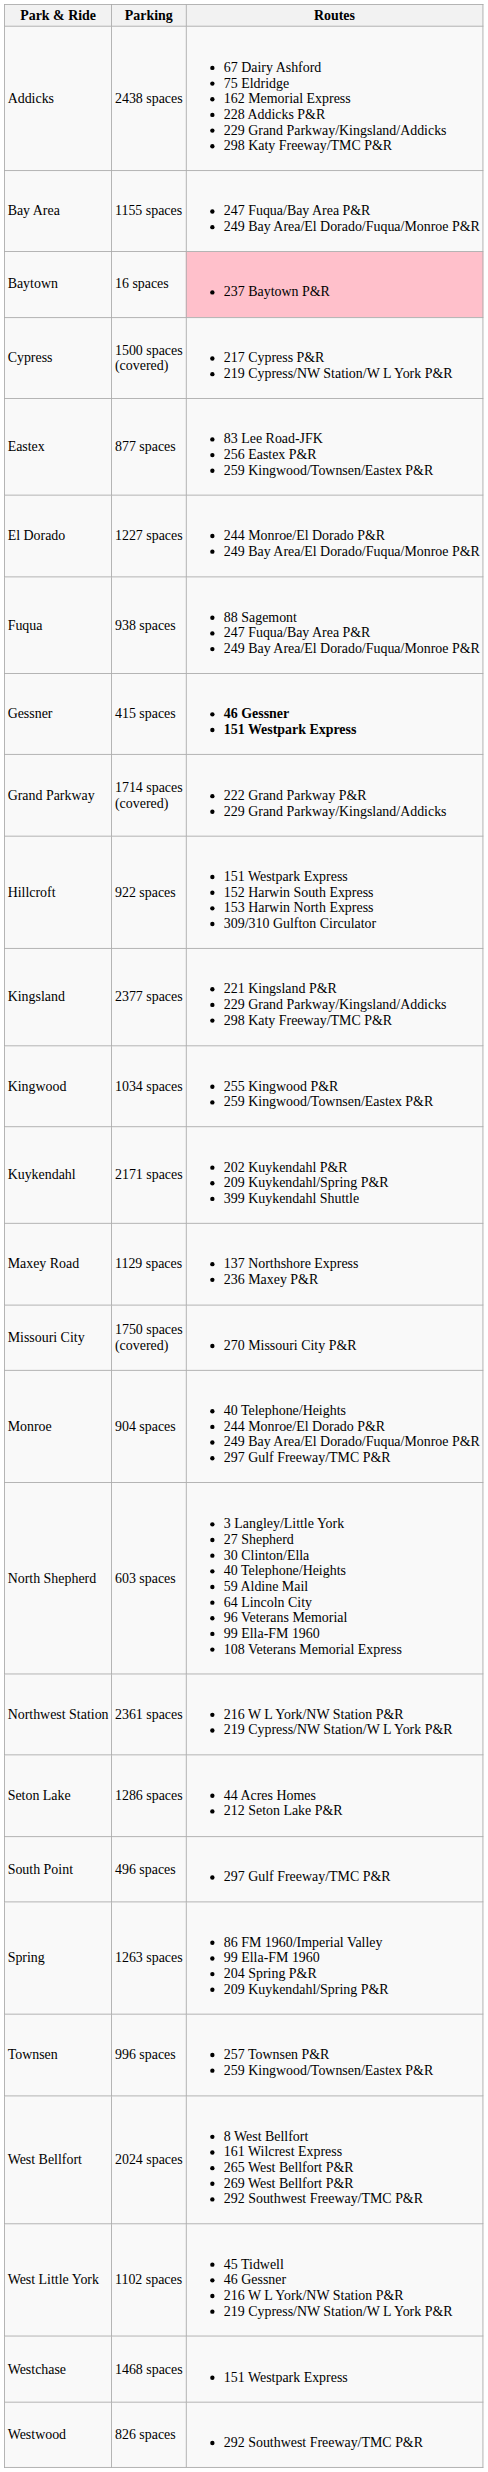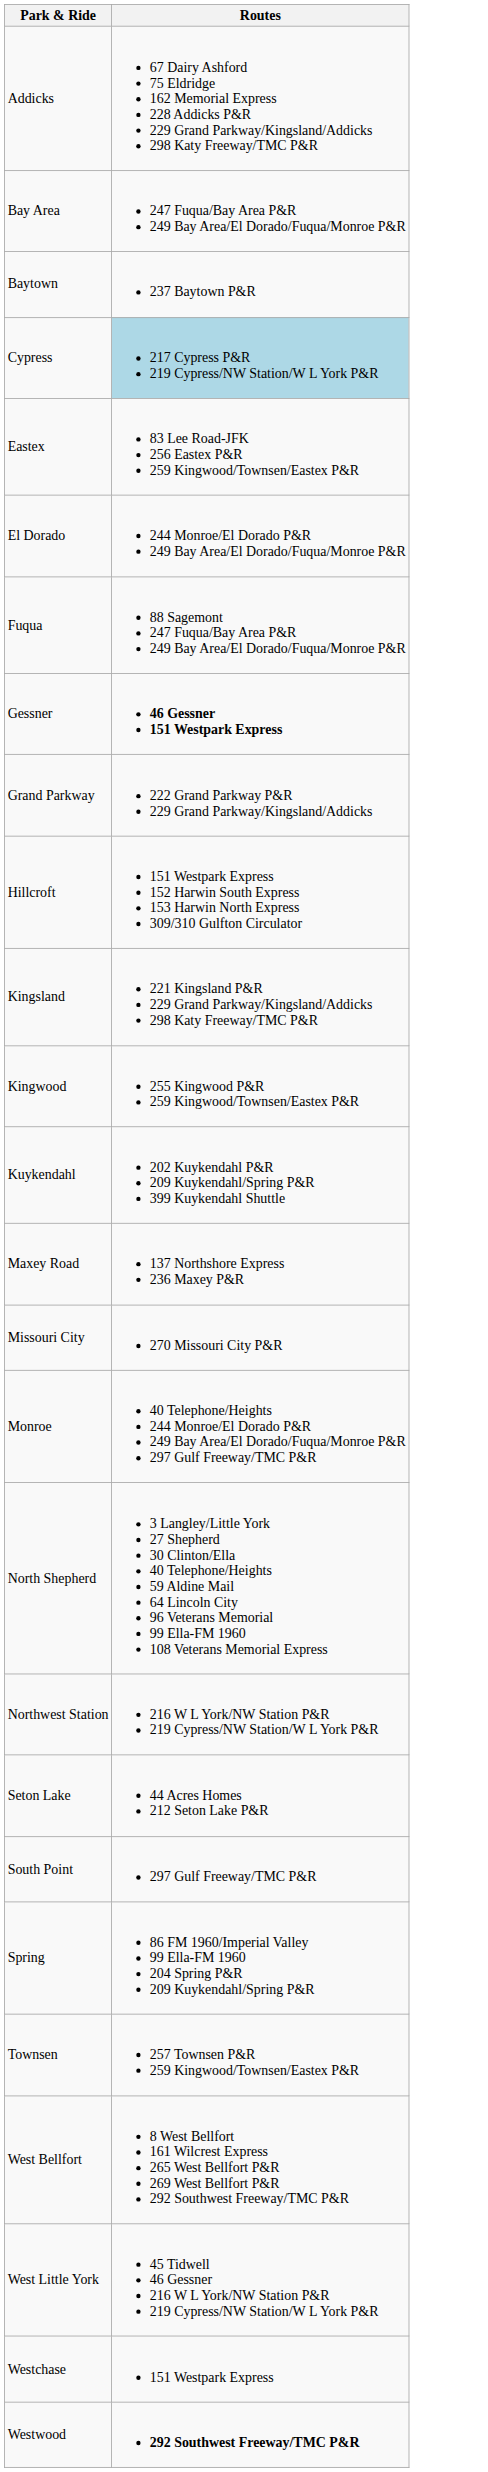- column: (149, 15)
(334, 292) pink background -> (260, 292) no background
(334, 366) no background -> (260, 366) lightblue background
(334, 2443) normal -> (260, 2443) bold
